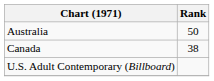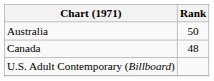(193, 48) 38 -> (193, 48) 48
